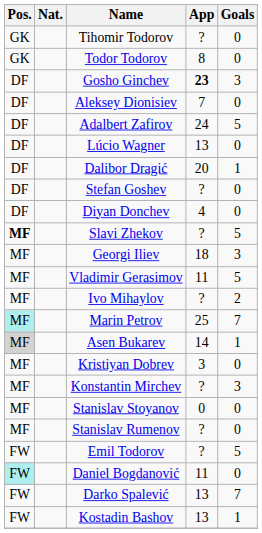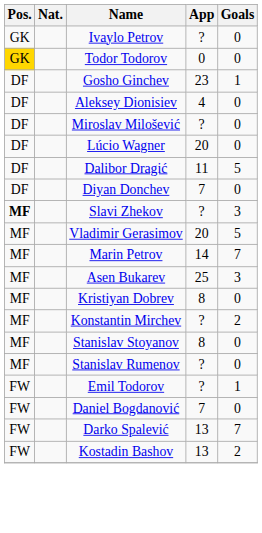+ row: (126, 37)
- row: (126, 37)
(20, 59) no background -> (20, 59) gold background
(202, 59) 8 -> (202, 59) 0
(202, 80) bold -> (202, 80) normal
(237, 80) 3 -> (237, 80) 1
(202, 102) 7 -> (202, 102) 4
- row: (126, 124)
+ row: (126, 124)
(202, 146) 13 -> (202, 146) 20
(202, 168) 20 -> (202, 168) 11
(237, 168) 1 -> (237, 168) 5
- row: (126, 189)
(202, 211) 4 -> (202, 189) 7
(237, 233) 5 -> (237, 211) 3
- row: (126, 255)
(202, 277) 11 -> (202, 233) 20
- row: (126, 299)
(20, 320) paleturquoise background -> (20, 255) no background
(202, 320) 25 -> (202, 255) 14
(20, 342) lightgrey background -> (20, 277) no background
(202, 342) 14 -> (202, 277) 25
(237, 342) 1 -> (237, 277) 3
(202, 364) 3 -> (202, 299) 8
(237, 386) 3 -> (237, 320) 2
(202, 408) 0 -> (202, 342) 8
(237, 451) 5 -> (237, 386) 1
(20, 473) paleturquoise background -> (20, 408) no background
(202, 473) 11 -> (202, 408) 7
(237, 517) 1 -> (237, 451) 2
